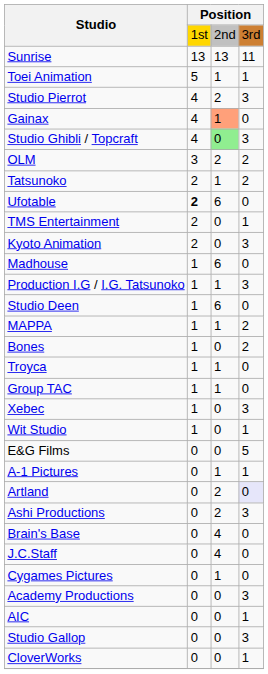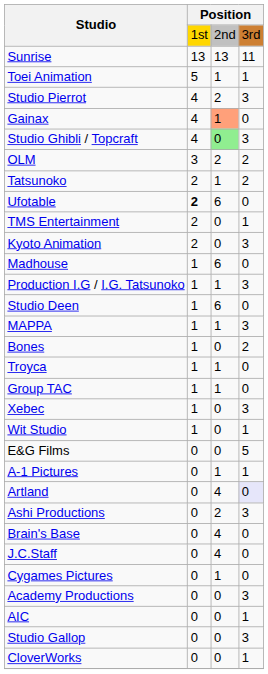(245, 326) 2 -> (245, 326) 3
(218, 492) 2 -> (218, 492) 4
